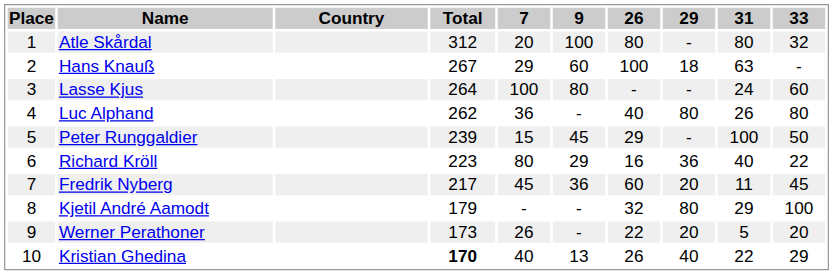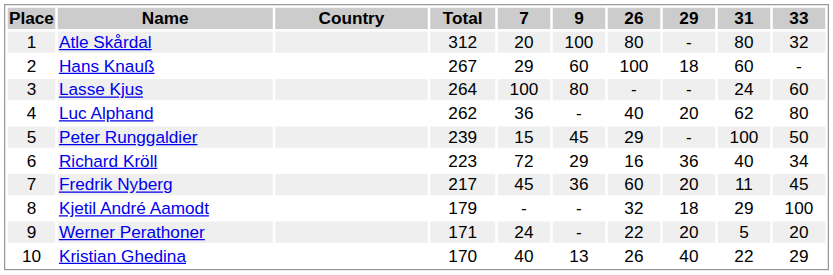(744, 66) 63 -> (744, 66) 60
(689, 113) 80 -> (689, 113) 20
(744, 113) 26 -> (744, 113) 62
(524, 161) 80 -> (524, 161) 72
(799, 161) 22 -> (799, 161) 34
(689, 208) 80 -> (689, 208) 18
(463, 232) 173 -> (463, 232) 171
(524, 232) 26 -> (524, 232) 24
(463, 256) bold -> (463, 256) normal
